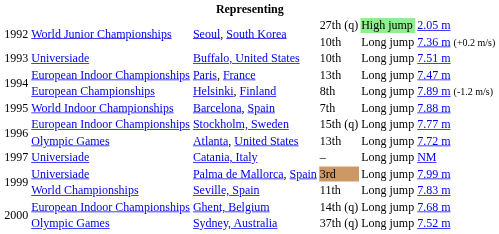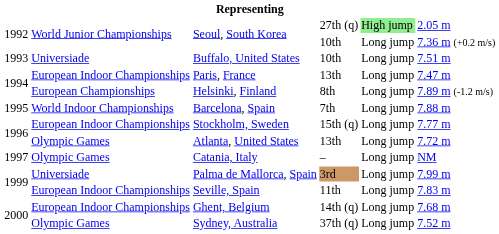(60, 157) Universiade -> (70, 157) Olympic Games
(85, 190) World Championships -> (111, 190) European Indoor Championships
